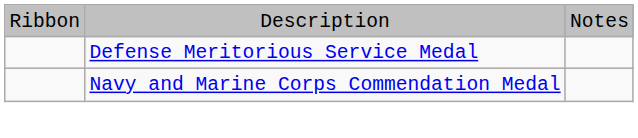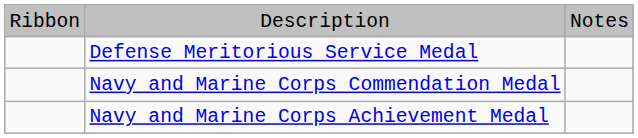+ row: (319, 117)
